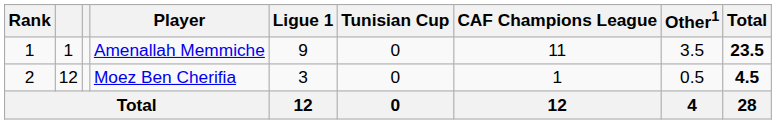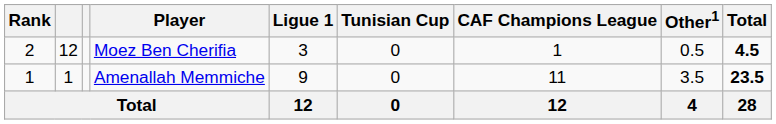rows swapped: (179, 50) <-> (165, 77)
